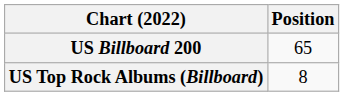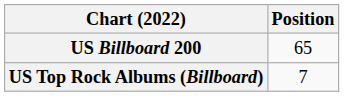(303, 76) 8 -> (303, 76) 7
